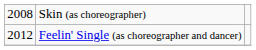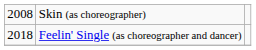(20, 34) 2012 -> (20, 34) 2018
